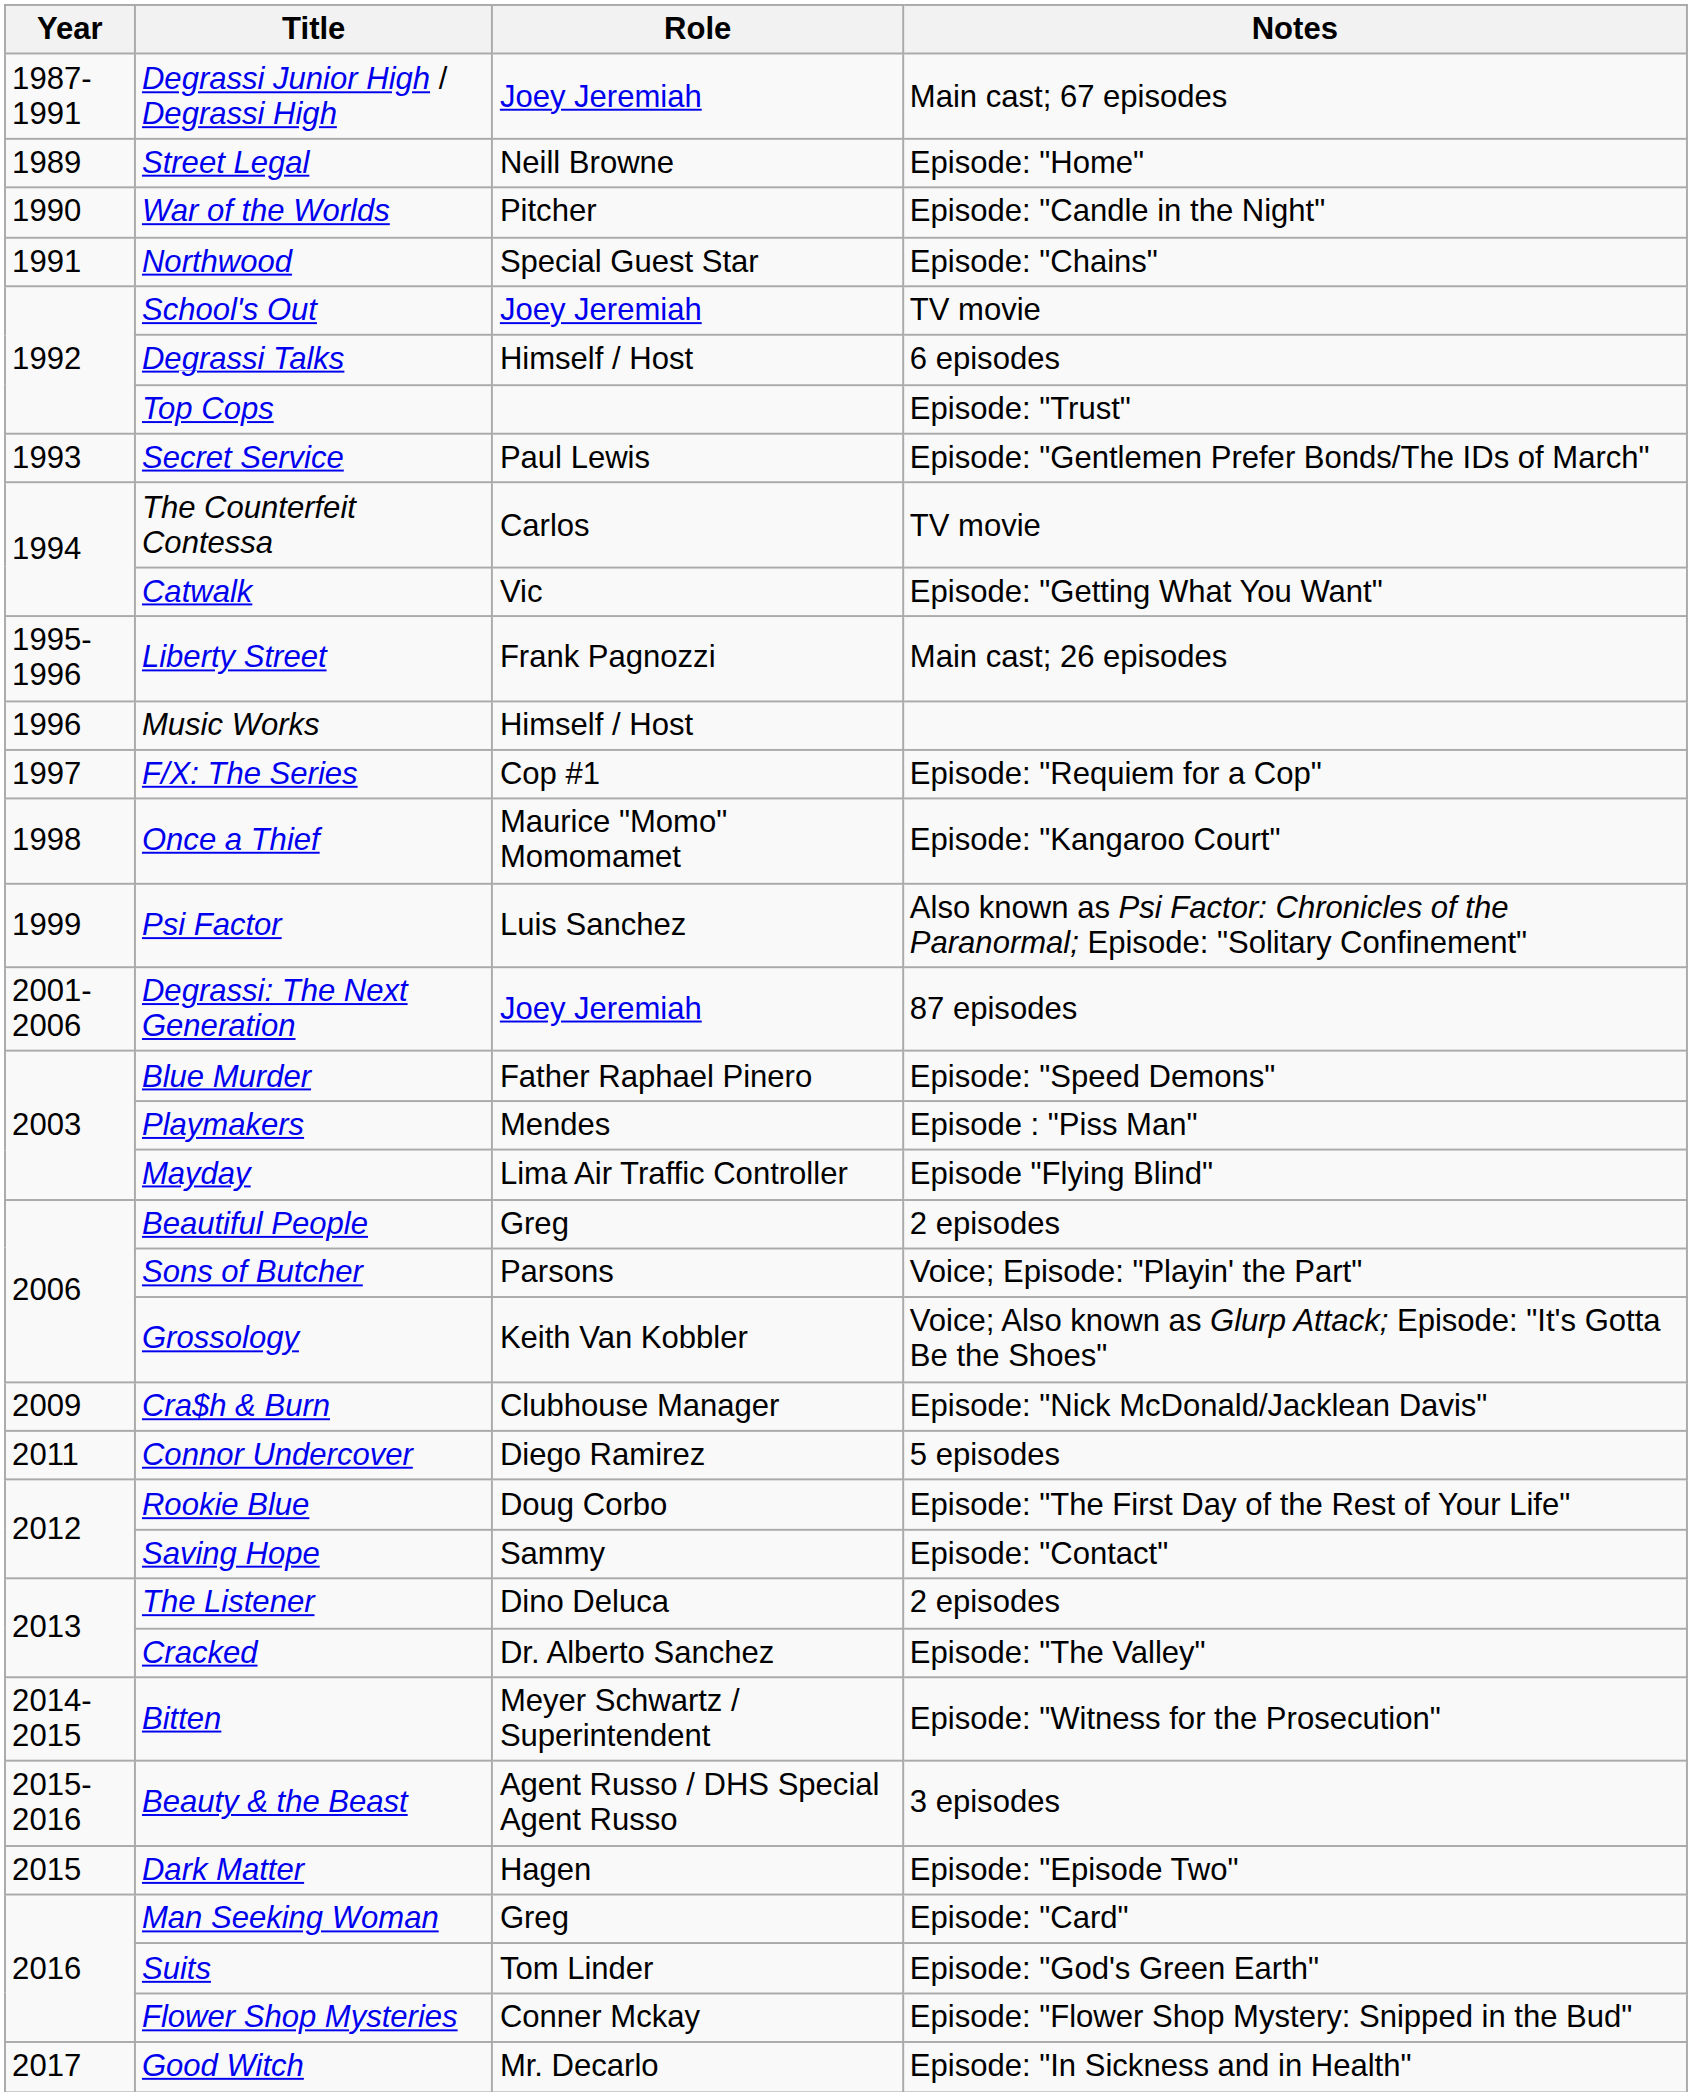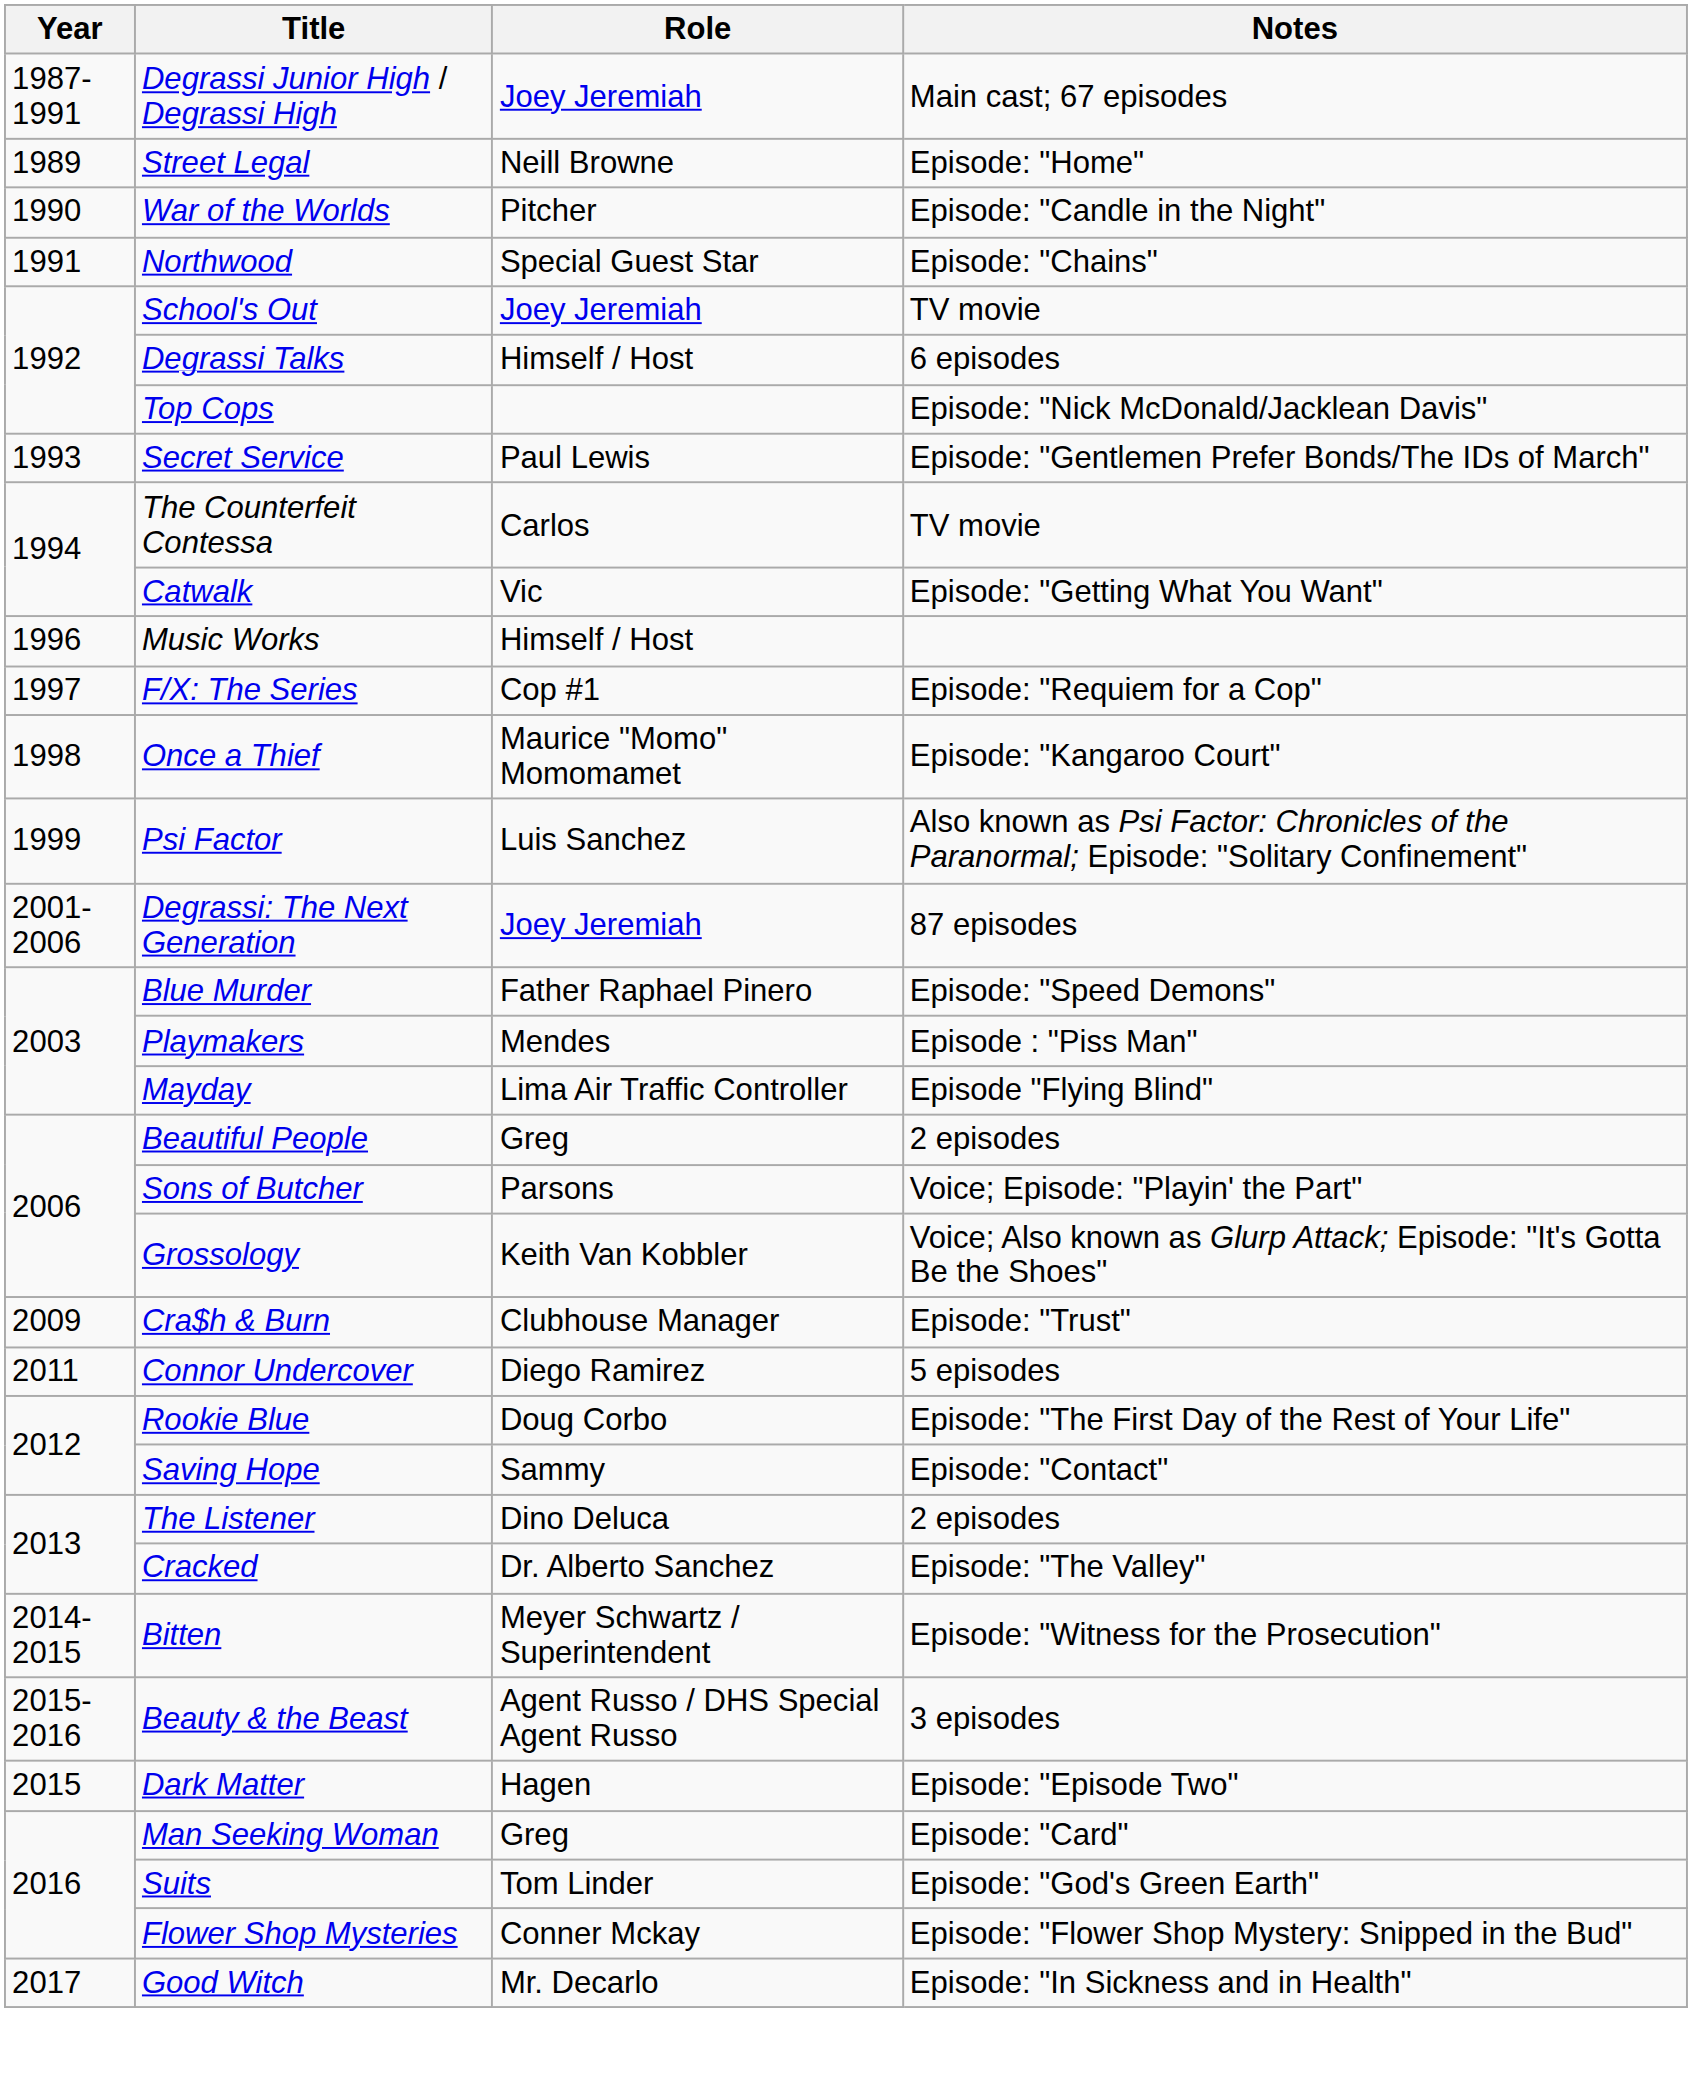(1020, 408) Episode: "Trust" -> (1199, 408) Episode: "Nick McDonald/Jacklean Davis"
- row: (234, 657)
(1199, 1405) Episode: "Nick McDonald/Jacklean Davis" -> (1020, 1321) Episode: "Trust"
